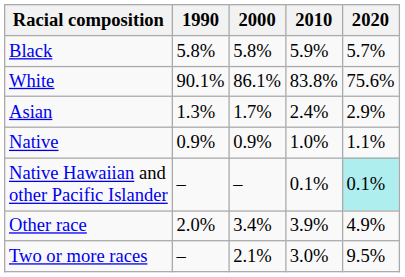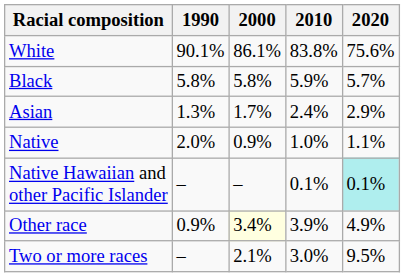rows swapped: (32, 81) <-> (31, 50)
(196, 142) 0.9% -> (196, 142) 2.0%
(196, 225) 2.0% -> (196, 225) 0.9%
(252, 225) no background -> (252, 225) lightyellow background
